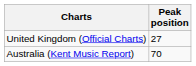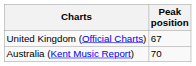(156, 38) 27 -> (156, 38) 67
